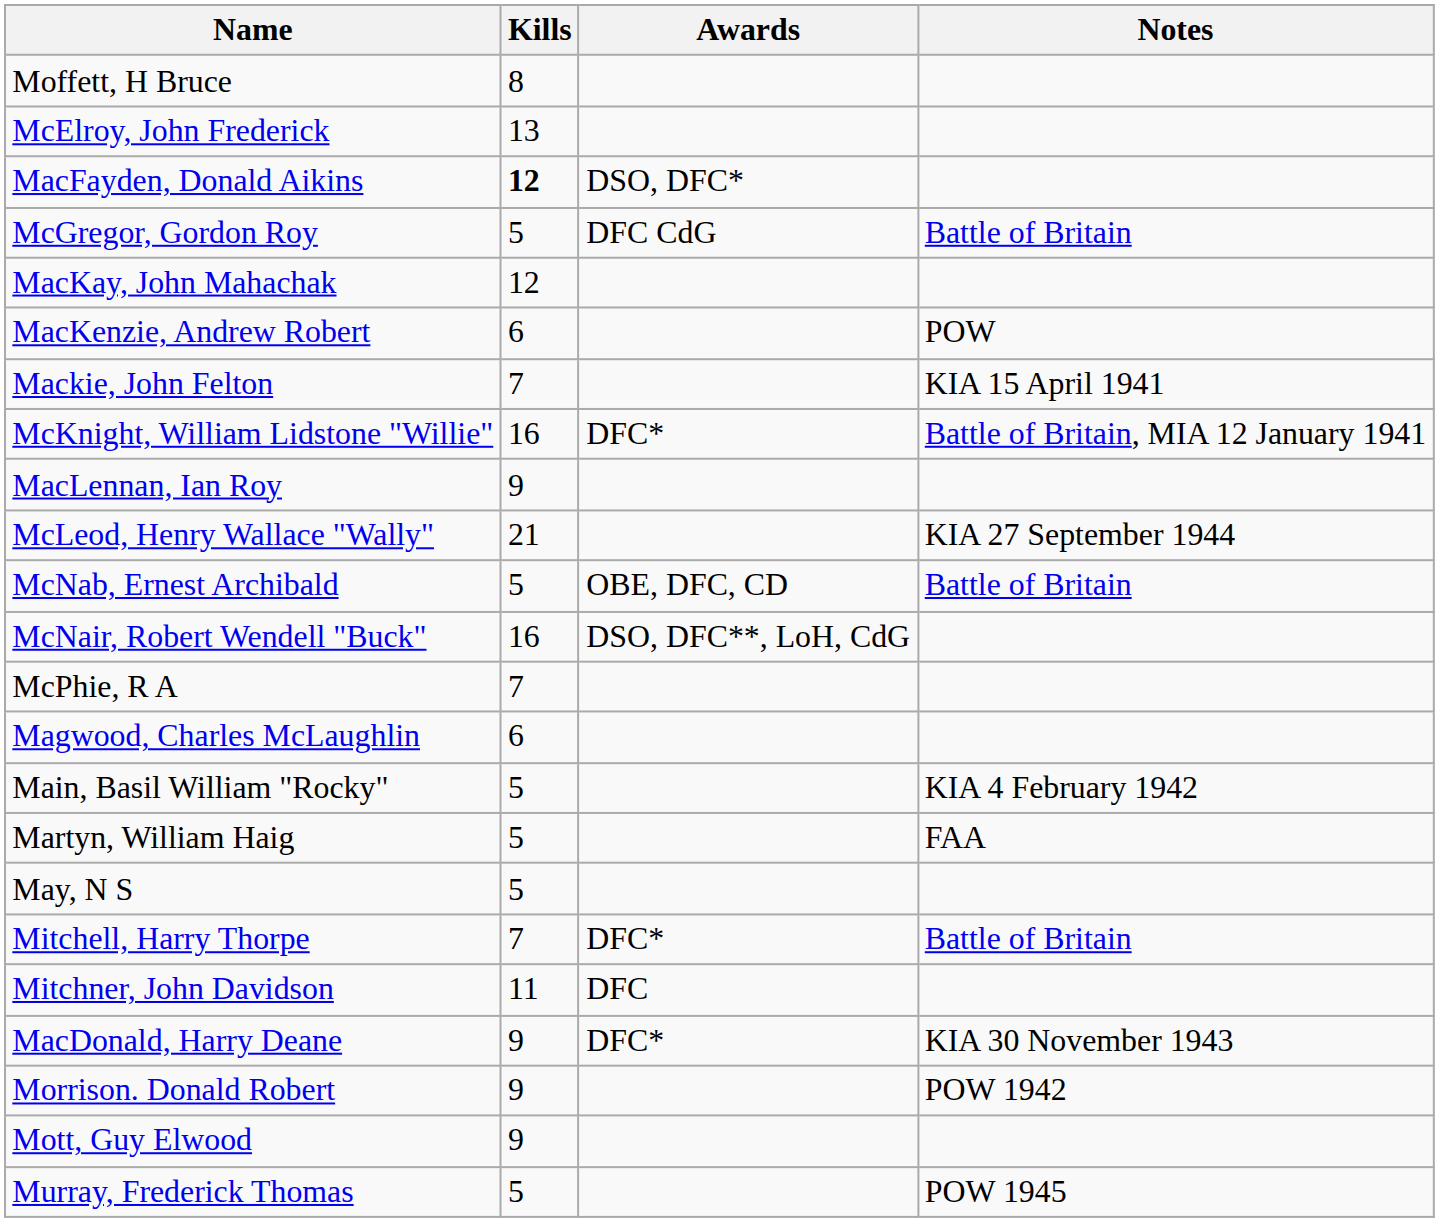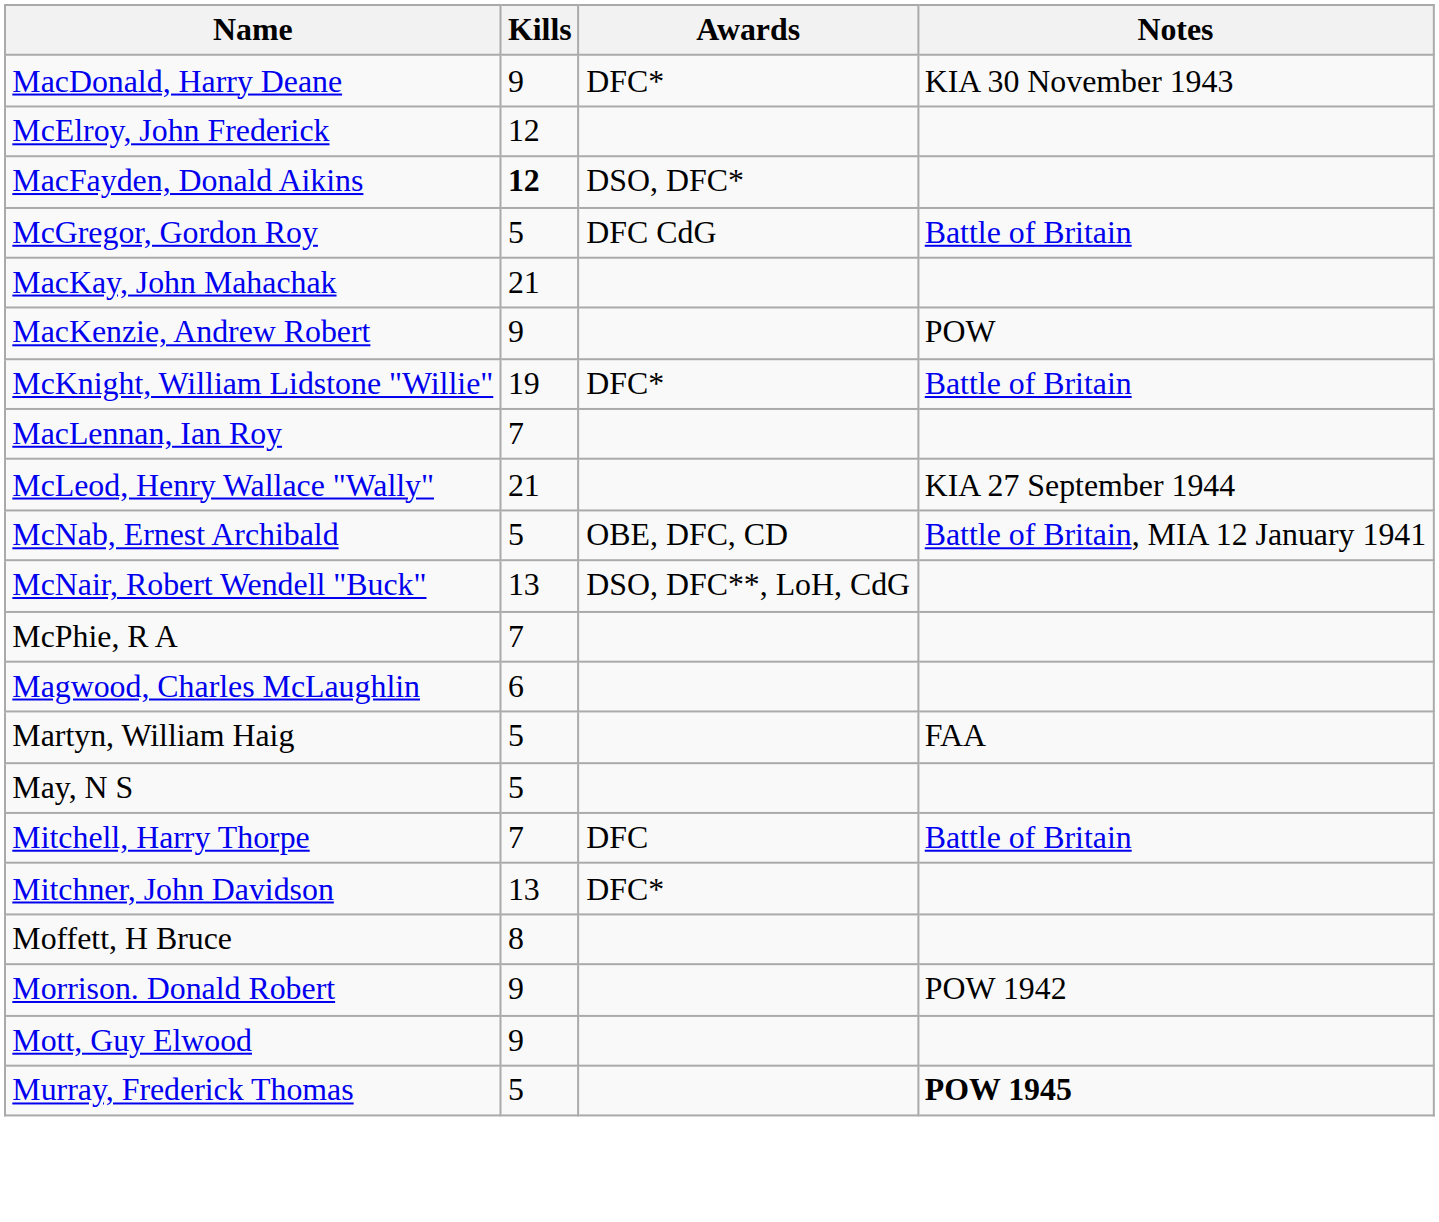rows swapped: (177, 1039) <-> (122, 80)
(524, 130) 13 -> (524, 130) 12
(524, 282) 12 -> (524, 282) 21
(516, 332) 6 -> (516, 332) 9
- row: (143, 383)
(524, 433) 16 -> (524, 383) 19
(1175, 433) Battle of Britain, MIA 12 January 1941 -> (1028, 383) Battle of Britain
(516, 484) 9 -> (516, 433) 7
(1028, 585) Battle of Britain -> (1175, 534) Battle of Britain, MIA 12 January 1941
(524, 635) 16 -> (524, 585) 13
- row: (200, 787)
(625, 938) DFC* -> (617, 837) DFC
(523, 989) 11 -> (524, 888) 13
(617, 989) DFC -> (625, 888) DFC*
(996, 1191) normal -> (998, 1090) bold
